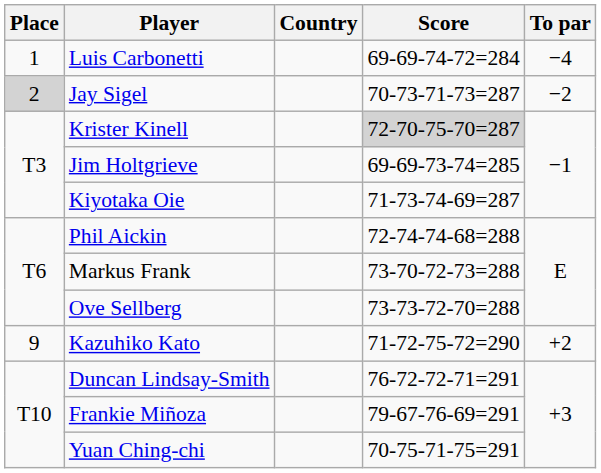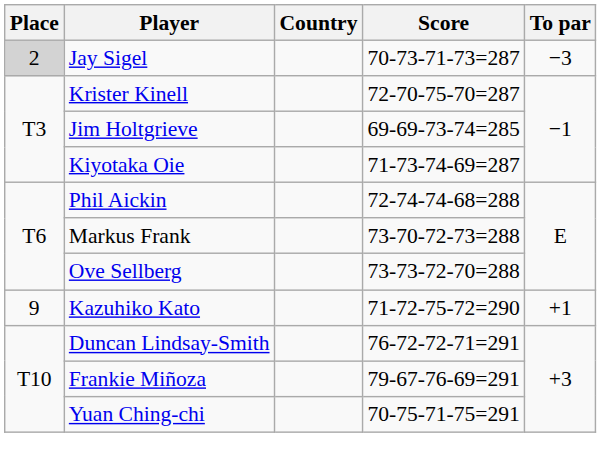- row: (136, 58)
(560, 93) −2 -> (560, 58) −3
(444, 129) lightgrey background -> (444, 93) no background
(560, 342) +2 -> (560, 307) +1
